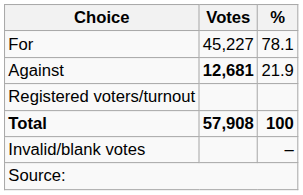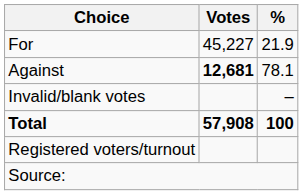(278, 44) 78.1 -> (278, 44) 21.9
(278, 70) 21.9 -> (278, 70) 78.1
rows swapped: (77, 149) <-> (102, 96)
